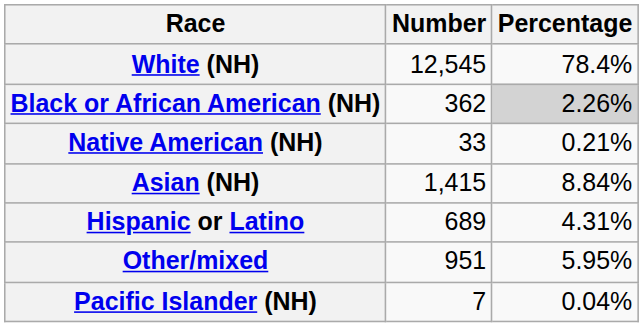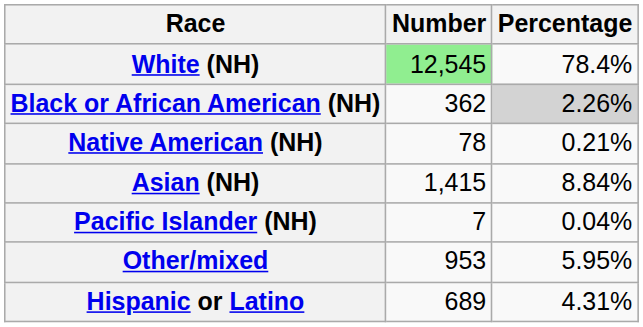(448, 63) no background -> (448, 63) lightgreen background
(472, 143) 33 -> (472, 143) 78
rows swapped: (195, 301) <-> (195, 222)
(465, 261) 951 -> (465, 261) 953
